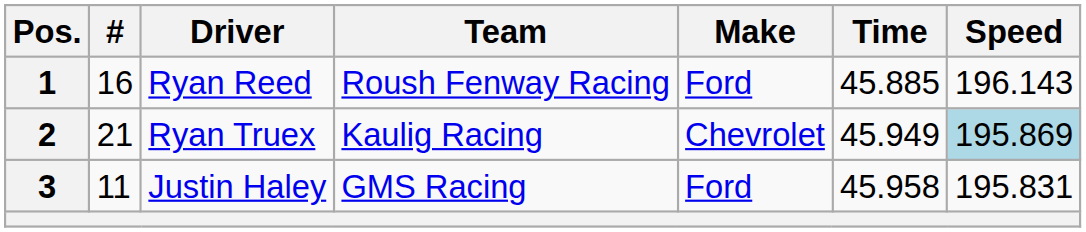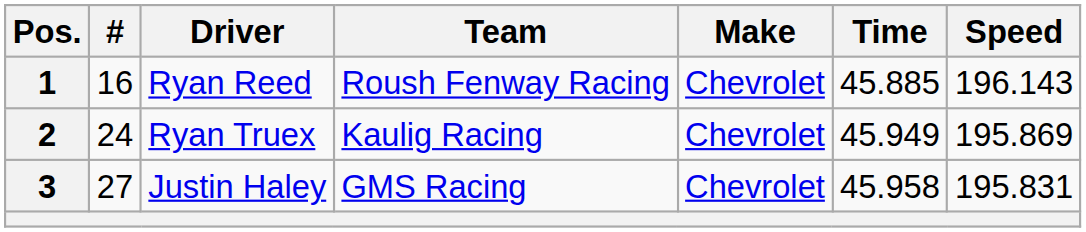(719, 83) Ford -> (755, 83) Chevrolet
(115, 135) 21 -> (115, 135) 24
(1014, 135) lightblue background -> (1014, 135) no background
(114, 186) 11 -> (115, 186) 27
(719, 186) Ford -> (755, 186) Chevrolet
